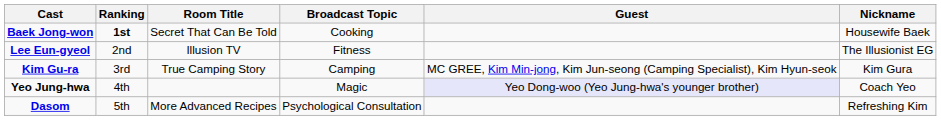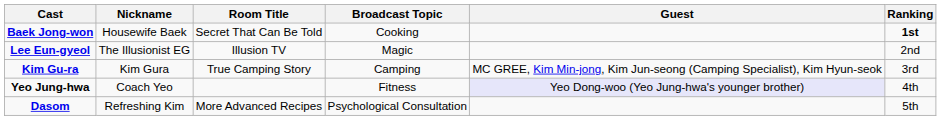columns swapped: (888, 14) <-> (122, 14)
(352, 51) Fitness -> (397, 51) Magic
(352, 88) Magic -> (397, 88) Fitness
